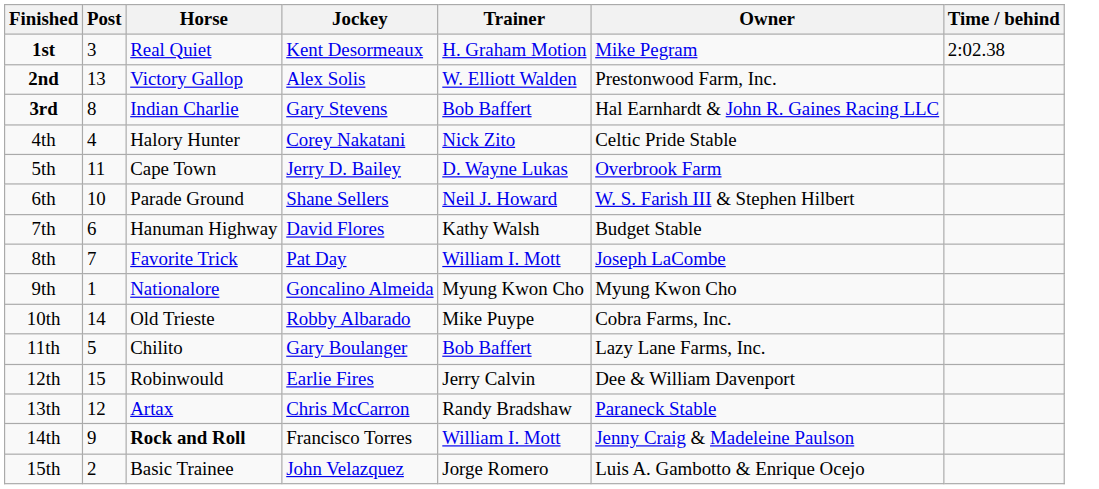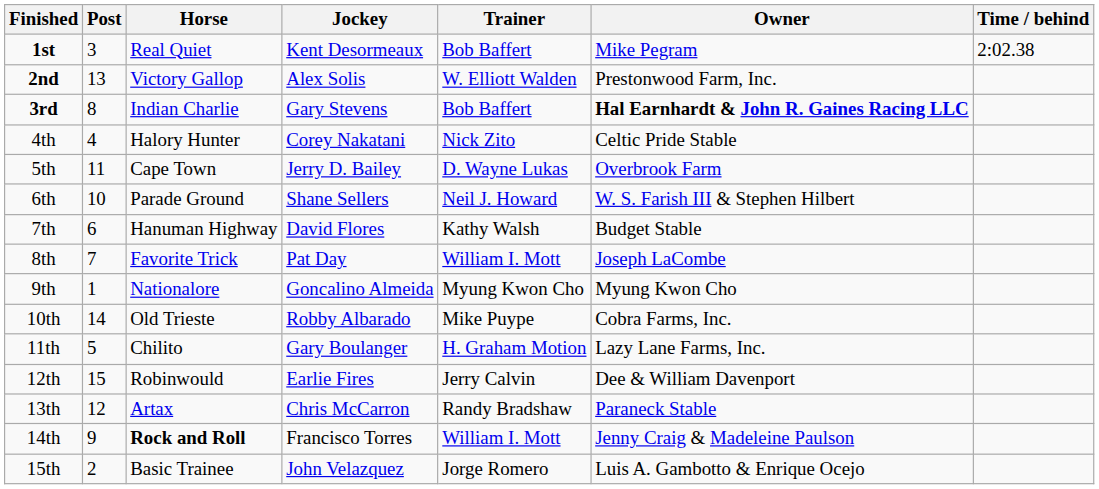(514, 49) H. Graham Motion -> (487, 49) Bob Baffert
(767, 109) normal -> (782, 109) bold
(487, 348) Bob Baffert -> (514, 348) H. Graham Motion
